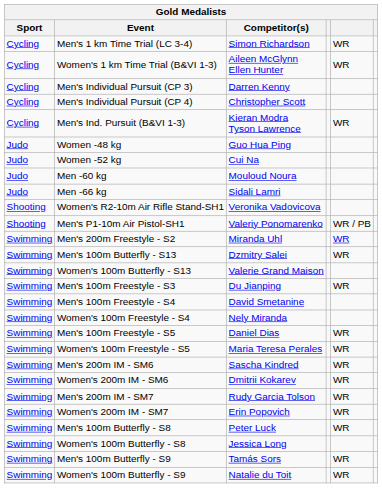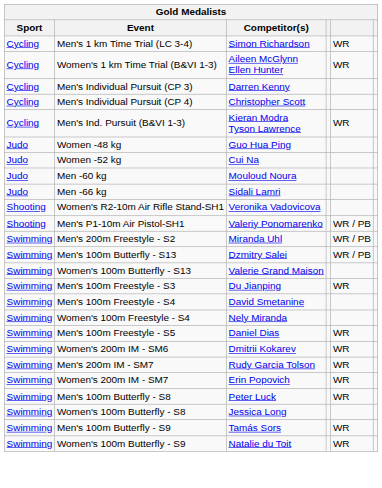(341, 239) WR -> (352, 239) WR / PB
(341, 254) WR -> (352, 254) WR / PB
- row: (123, 349)
- row: (105, 365)
